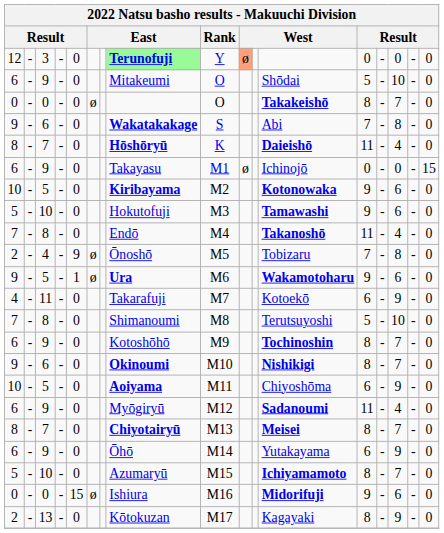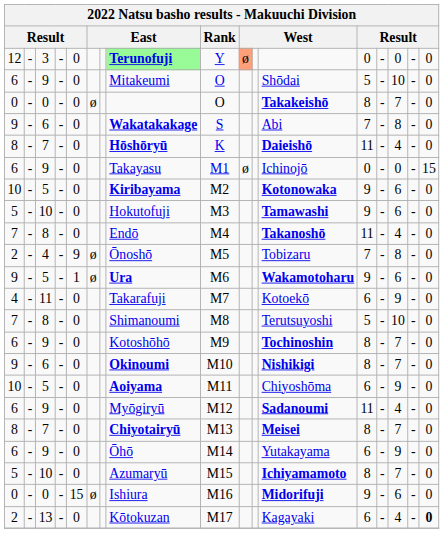(367, 517) 8 -> (367, 517) 6
(398, 517) 9 -> (398, 517) 4
(429, 517) normal -> (429, 517) bold
